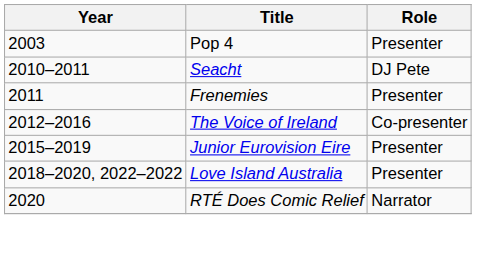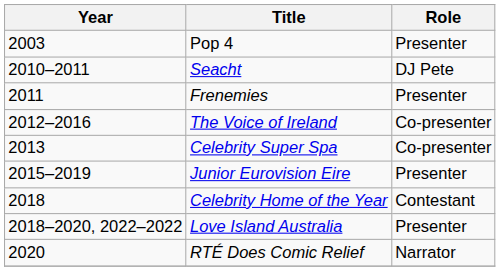+ row: (264, 148)
+ row: (289, 200)
